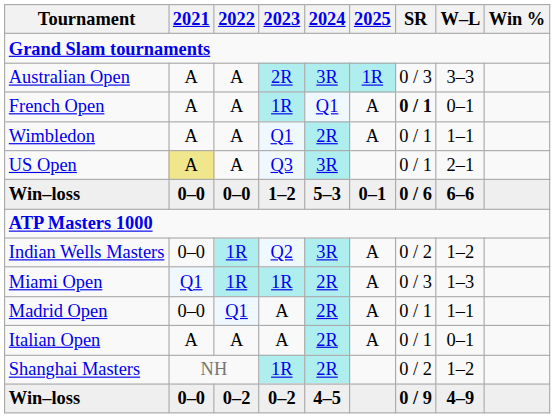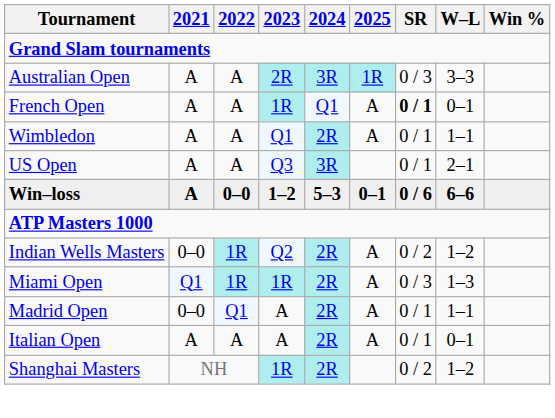(191, 164) khaki background -> (191, 164) no background
(191, 194) 0–0 -> (191, 194) A
(327, 252) 3R -> (327, 252) 2R
- row: (44, 398)
